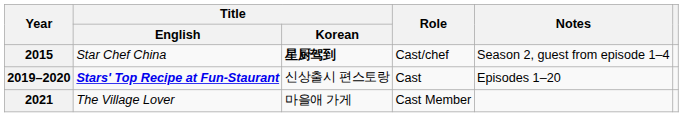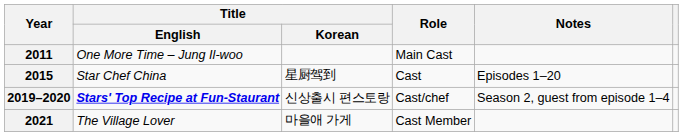+ row: (39, 54)
(310, 55) bold -> (310, 75) normal
(422, 55) Cast/chef -> (408, 75) Cast
(573, 55) Season 2, guest from episode 1–4 -> (519, 75) Episodes 1–20
(408, 78) Cast -> (422, 98) Cast/chef
(519, 78) Episodes 1–20 -> (573, 98) Season 2, guest from episode 1–4
